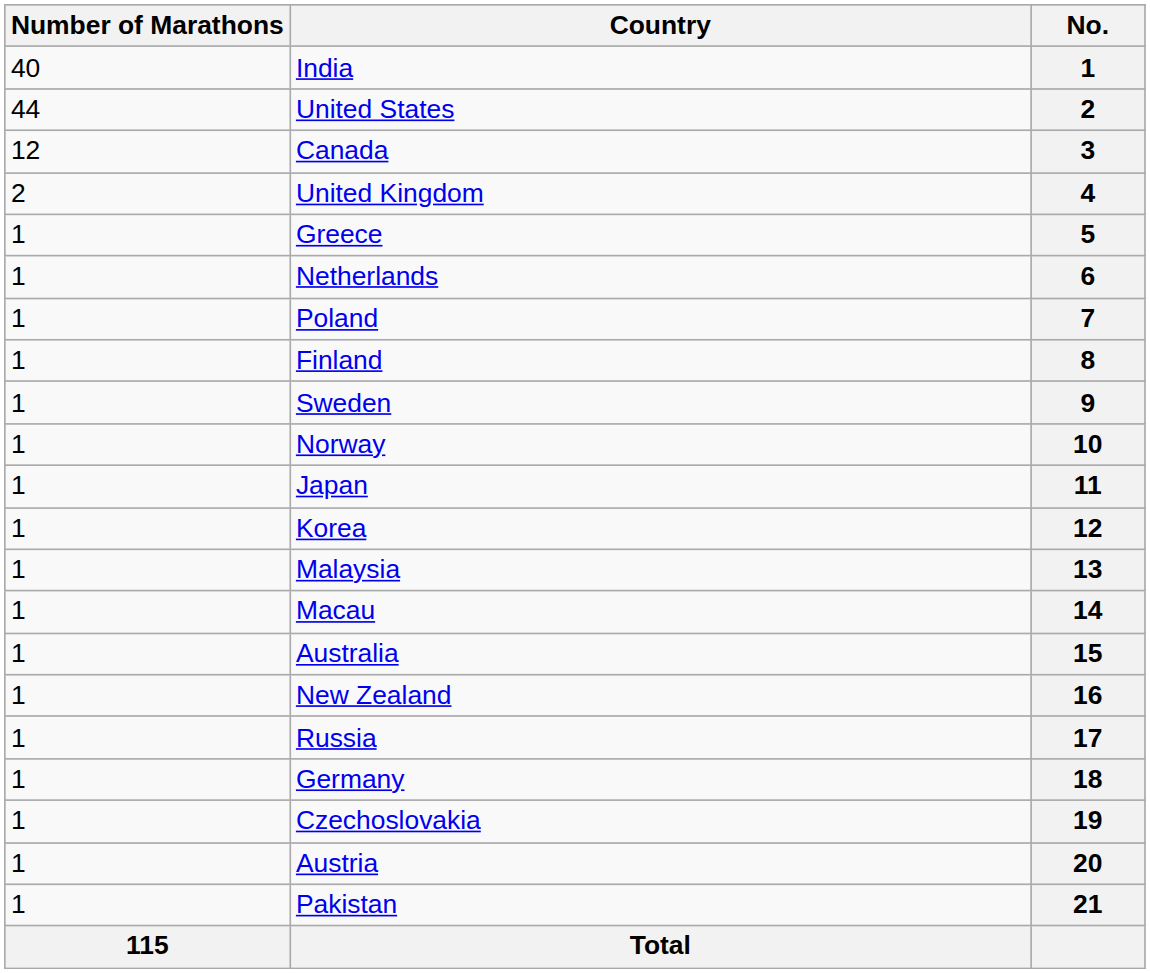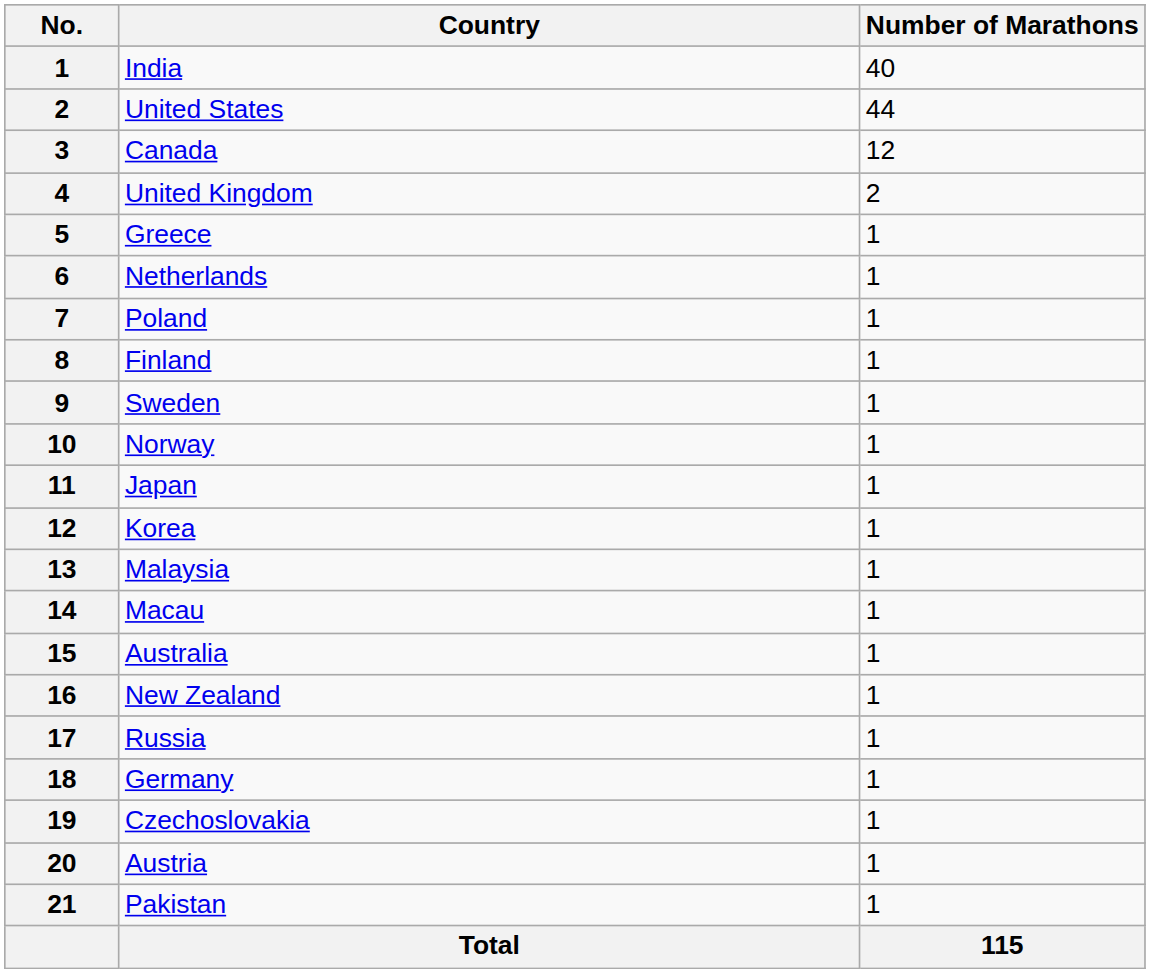columns swapped: (1088, 25) <-> (147, 25)
